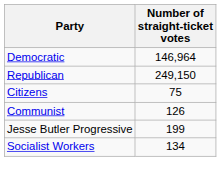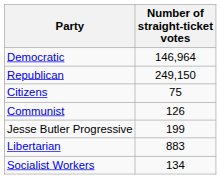+ row: (34, 147)
